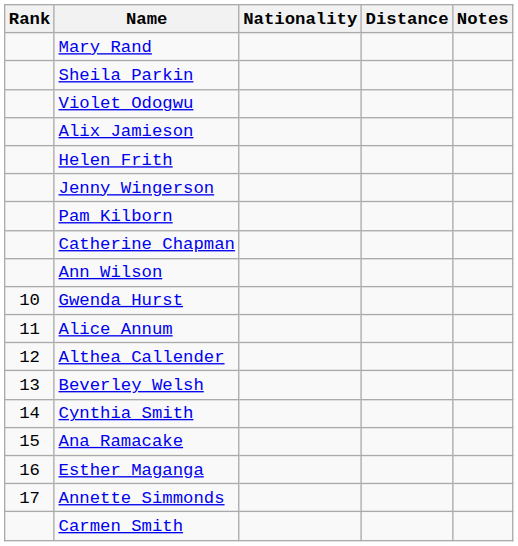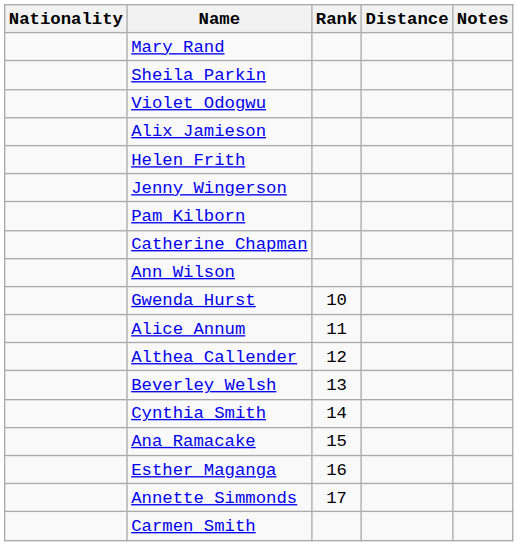columns swapped: (30, 19) <-> (300, 19)
